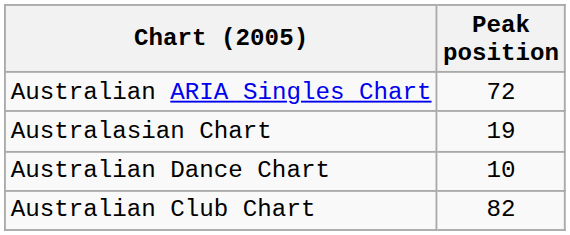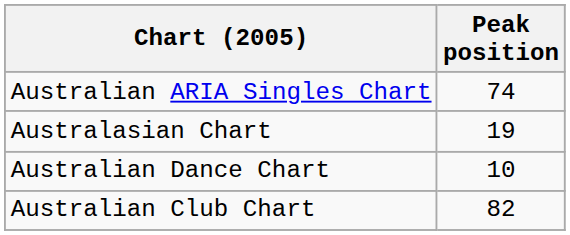(501, 92) 72 -> (501, 92) 74
